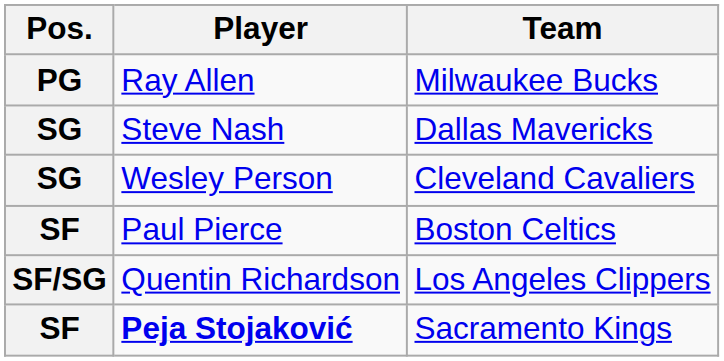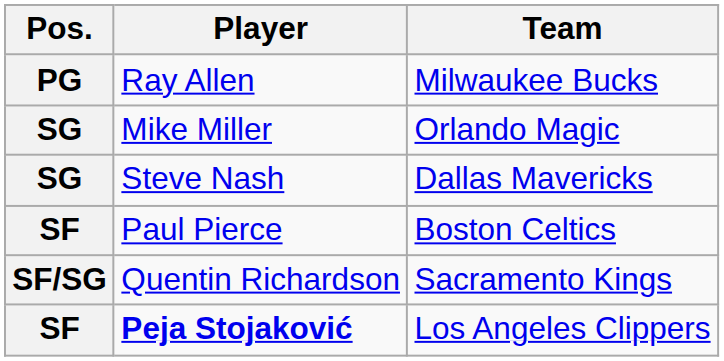+ row: (197, 129)
- row: (227, 179)
(563, 279) Los Angeles Clippers -> (543, 279) Sacramento Kings
(543, 329) Sacramento Kings -> (563, 329) Los Angeles Clippers
